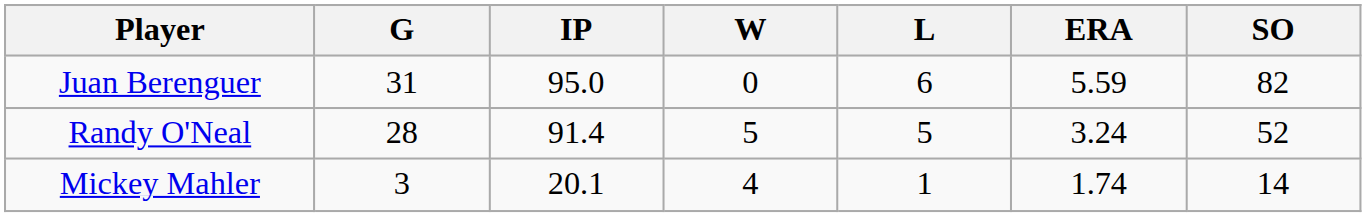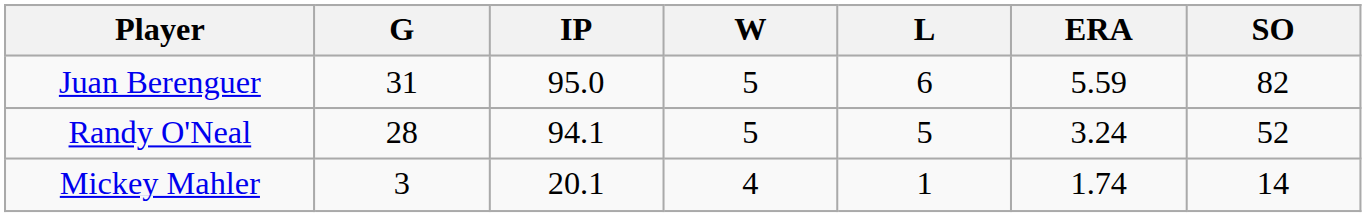(750, 81) 0 -> (750, 81) 5
(576, 132) 91.4 -> (576, 132) 94.1
